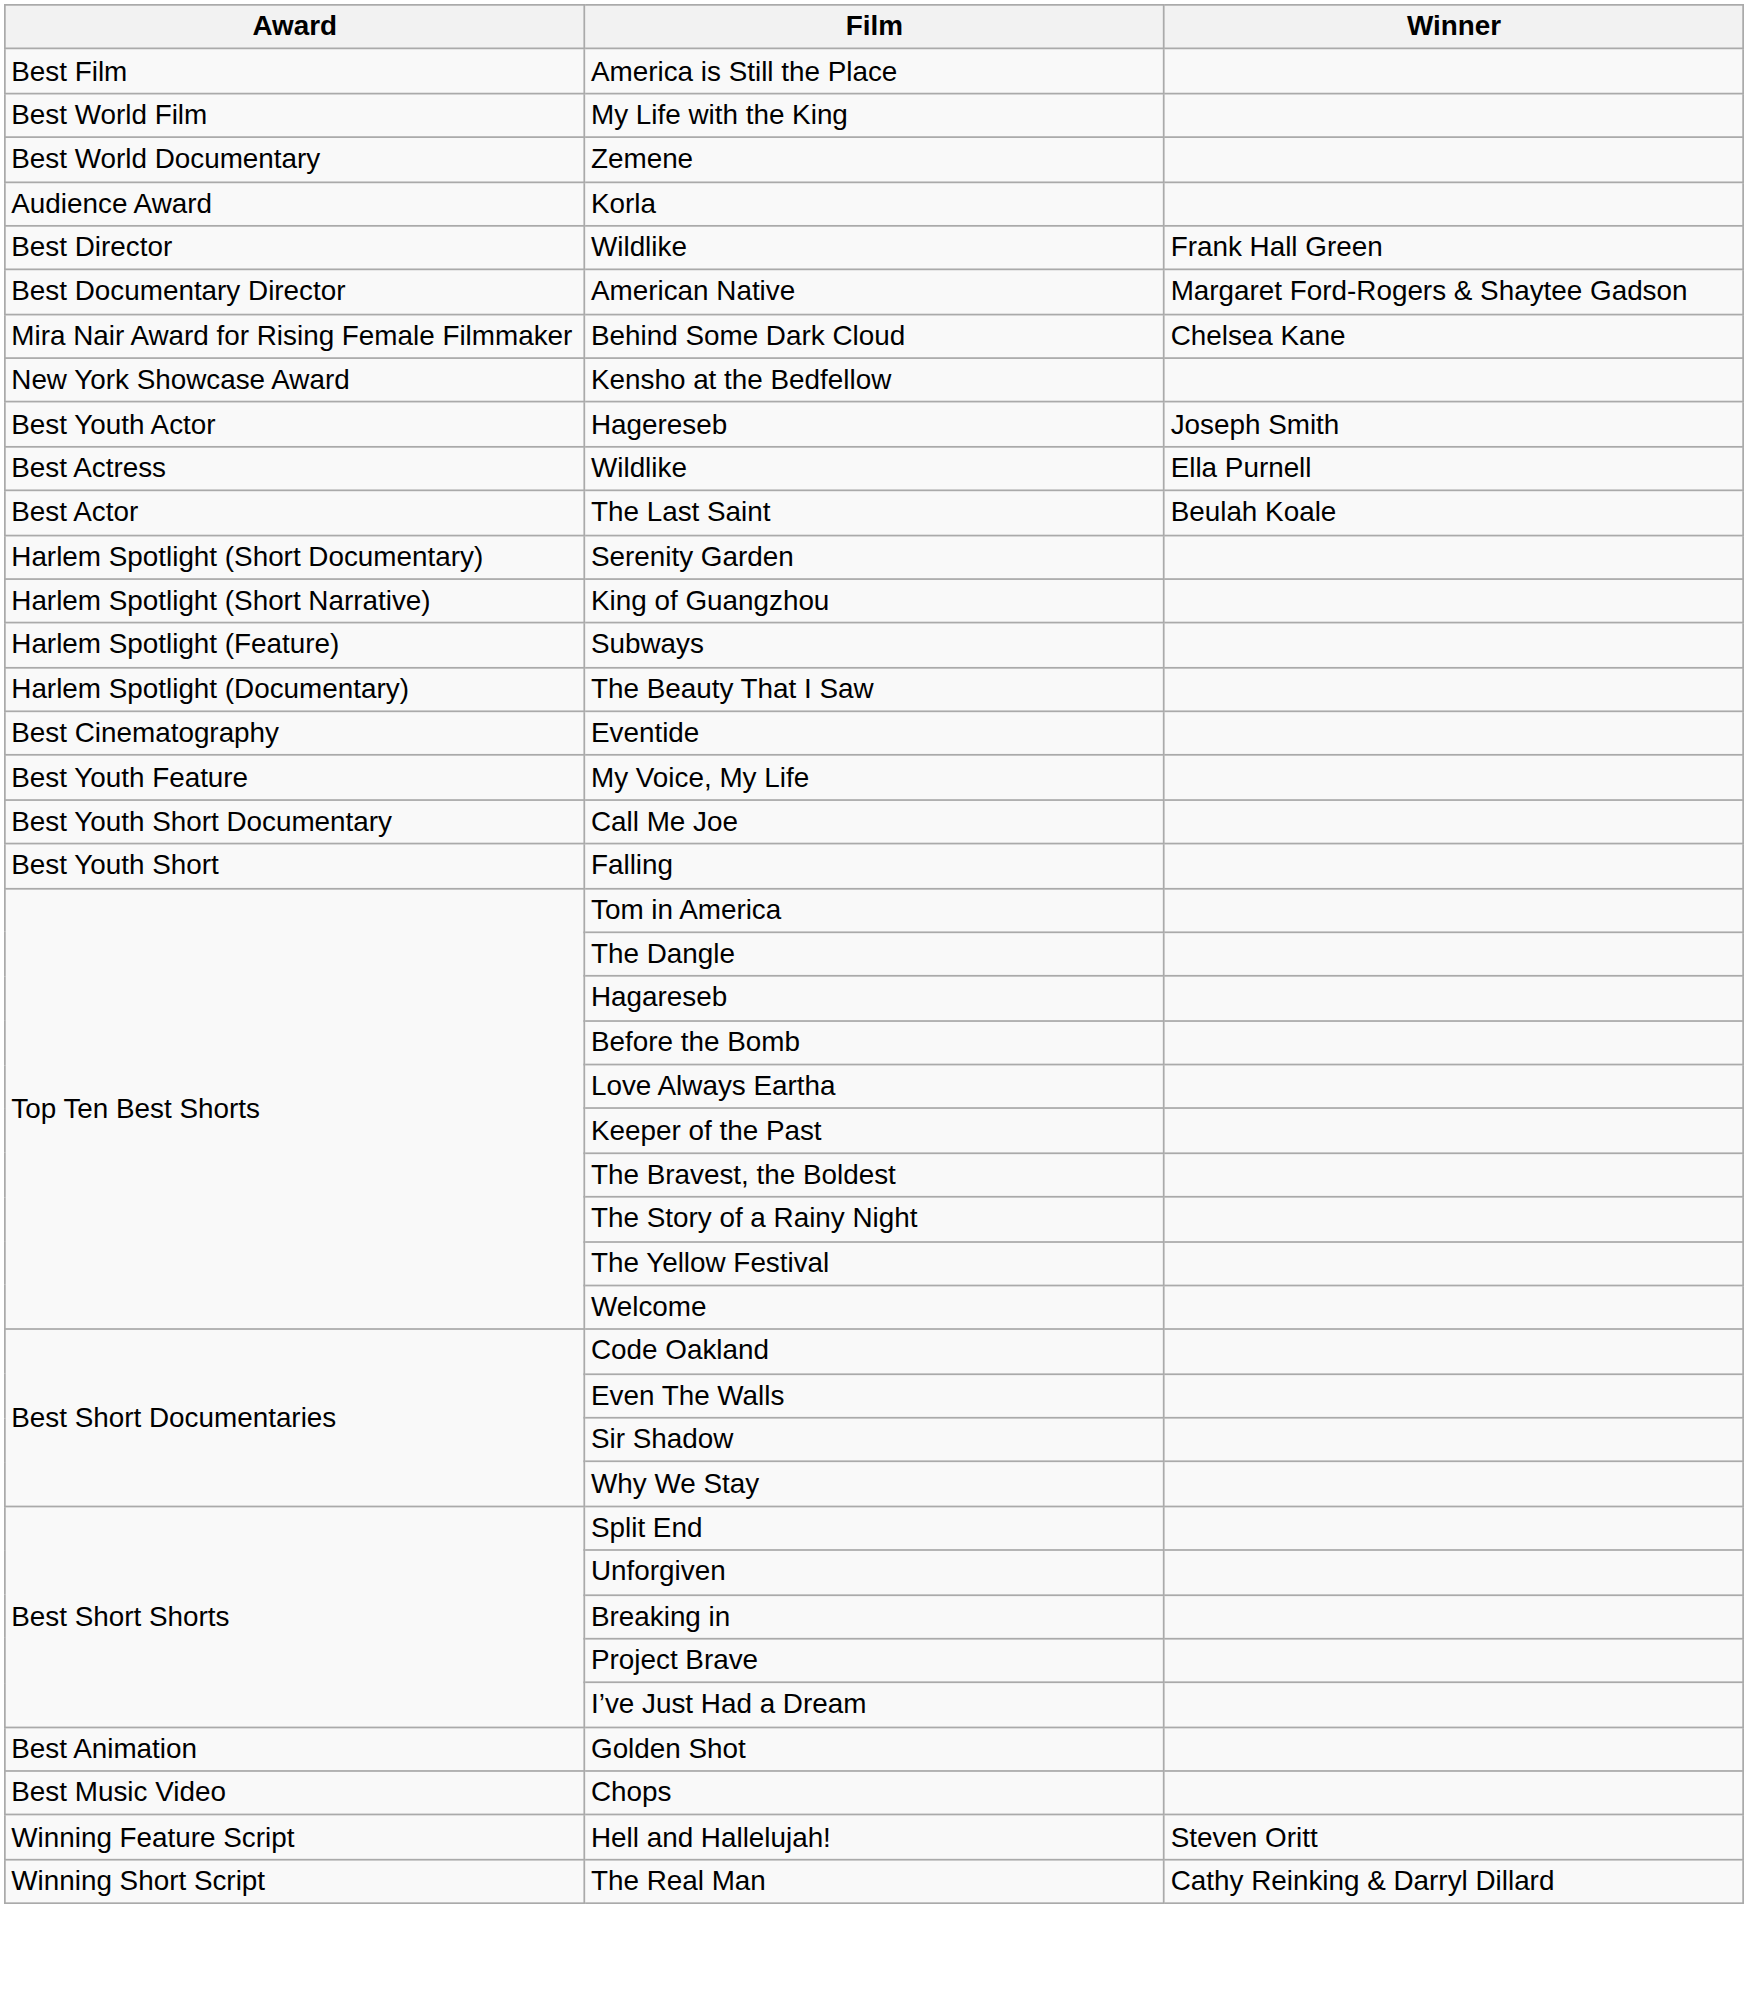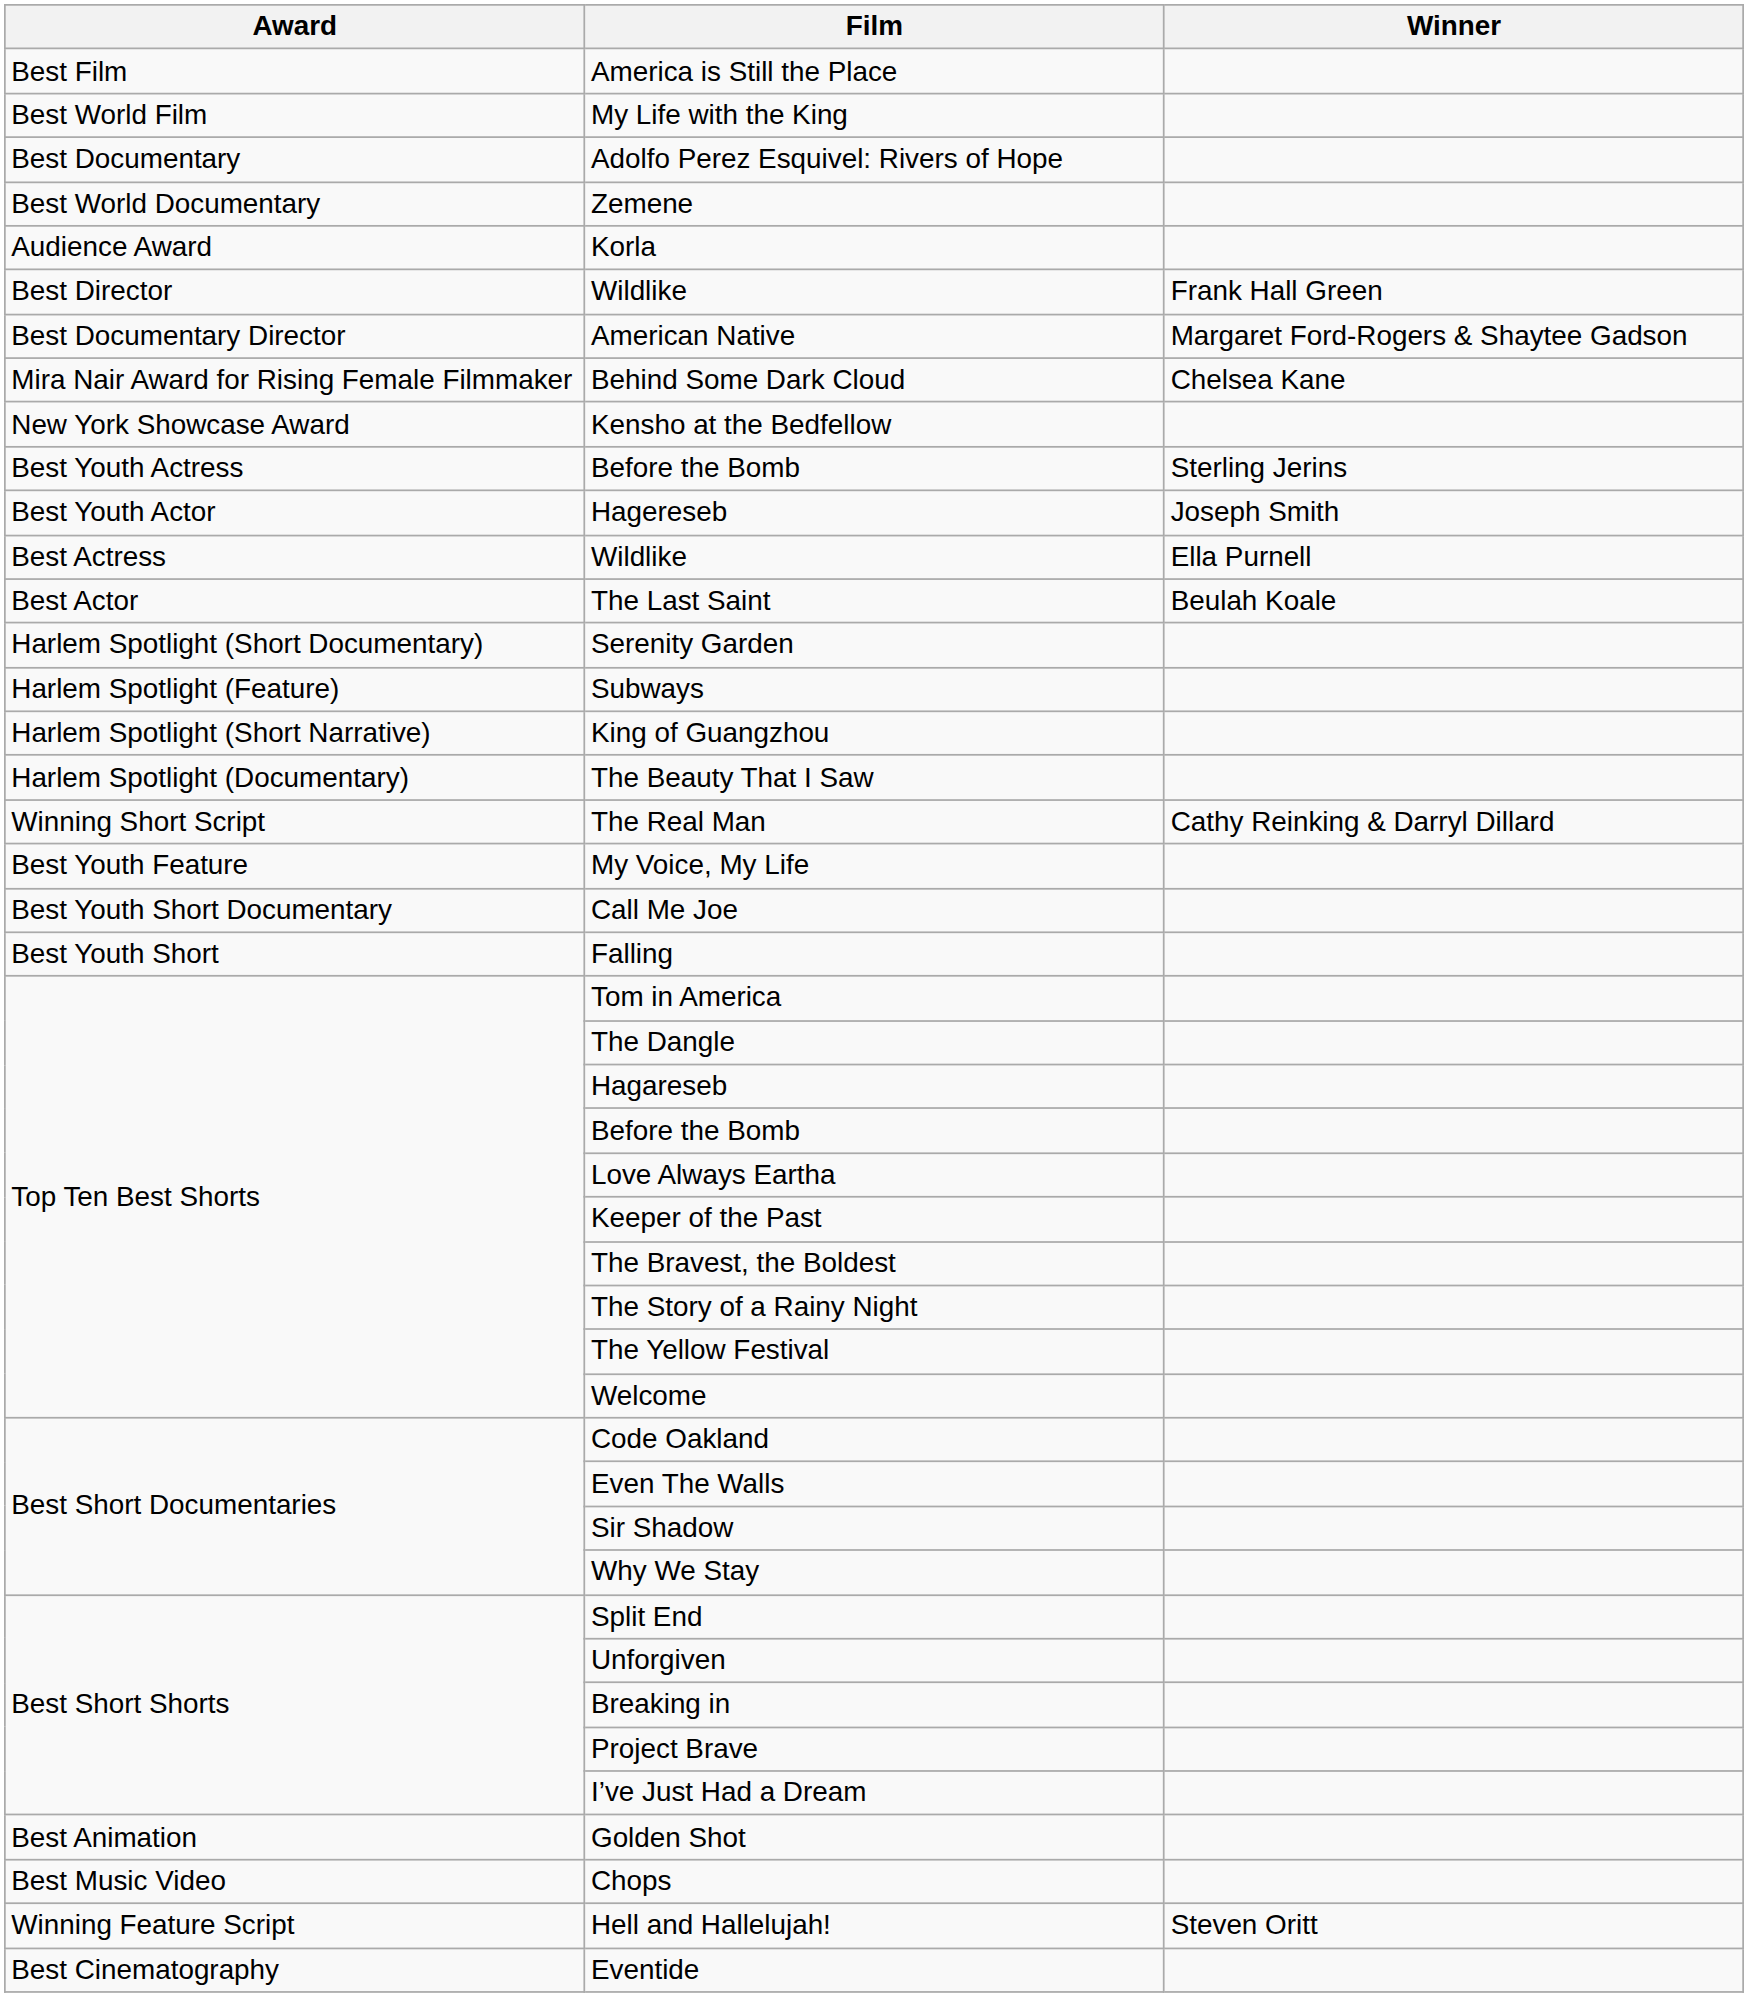+ row: (126, 159)
+ row: (127, 468)
rows swapped: (221, 600) <-> (175, 644)
rows swapped: (145, 733) <-> (138, 1880)
